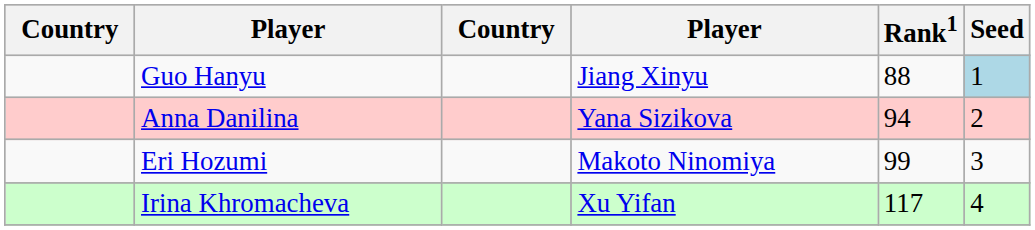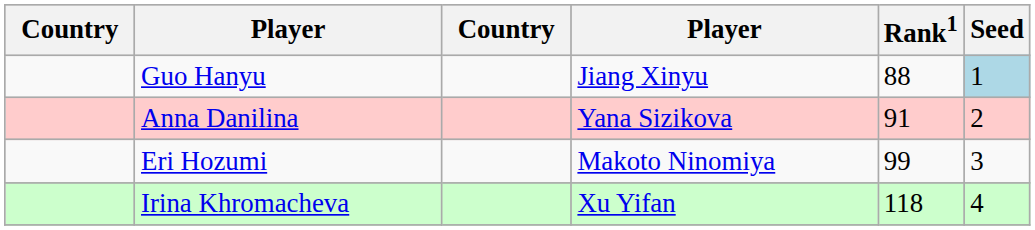(897, 118) 94 -> (897, 118) 91
(903, 203) 117 -> (903, 203) 118
